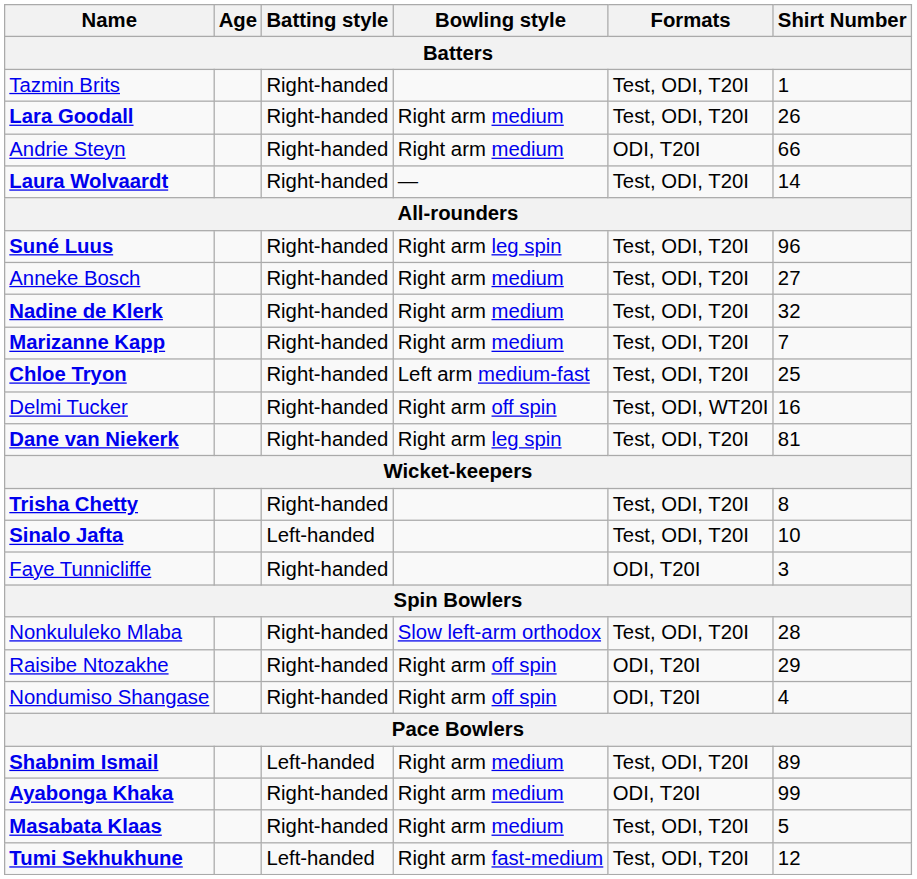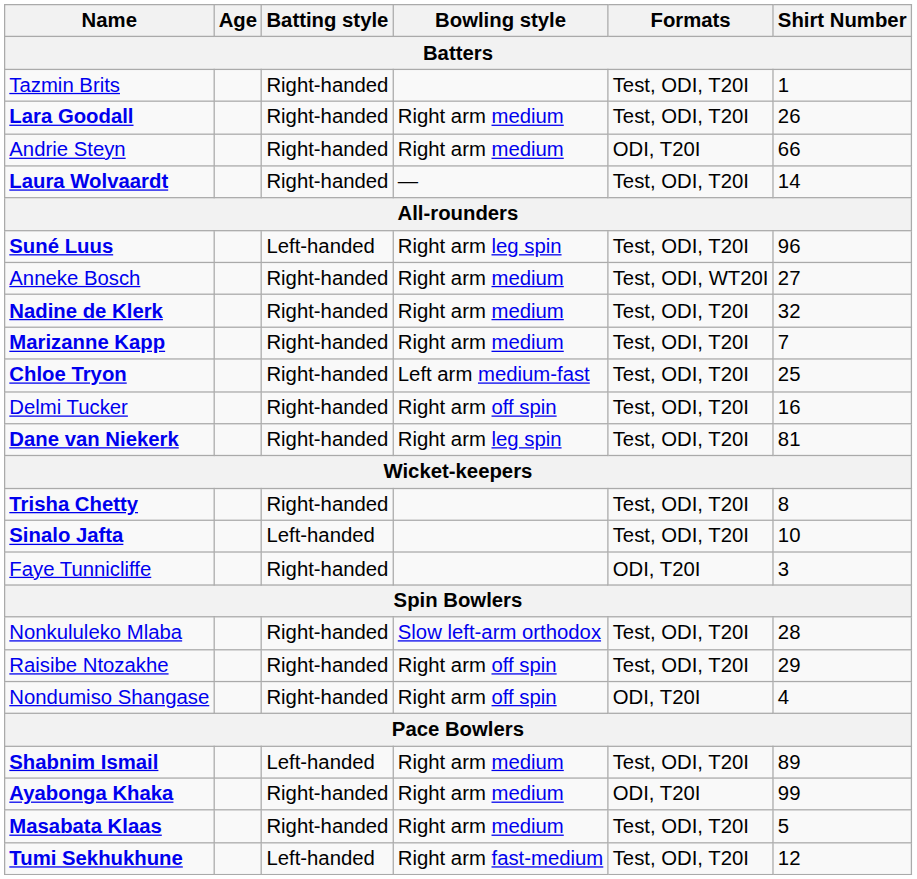(327, 246) Right-handed -> (321, 246) Left-handed
(681, 278) Test, ODI, T20I -> (691, 278) Test, ODI, WT20I
(691, 407) Test, ODI, WT20I -> (681, 407) Test, ODI, T20I
(657, 665) ODI, T20I -> (681, 665) Test, ODI, T20I
